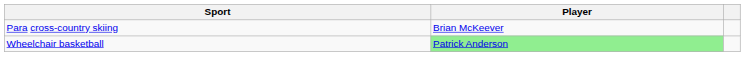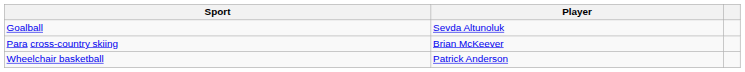+ row: (25, 28)
(471, 43) lightgreen background -> (471, 59) no background
